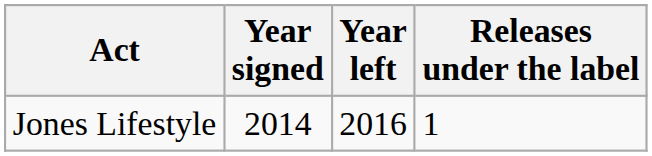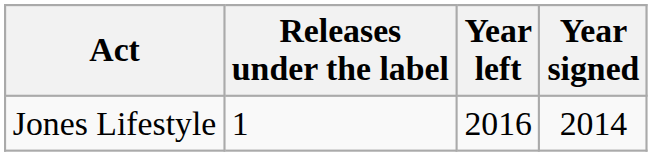columns swapped: (278, 50) <-> (531, 50)
